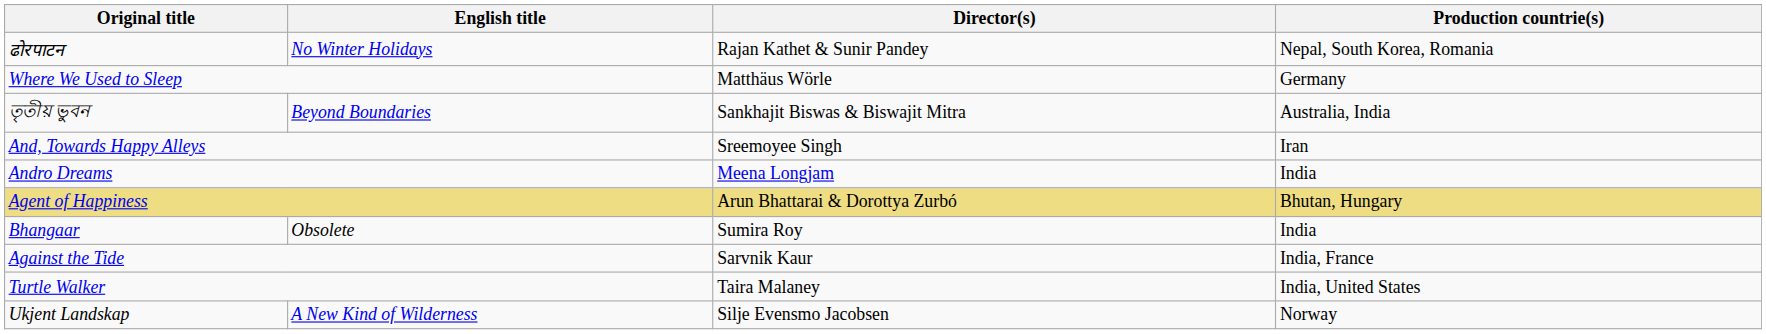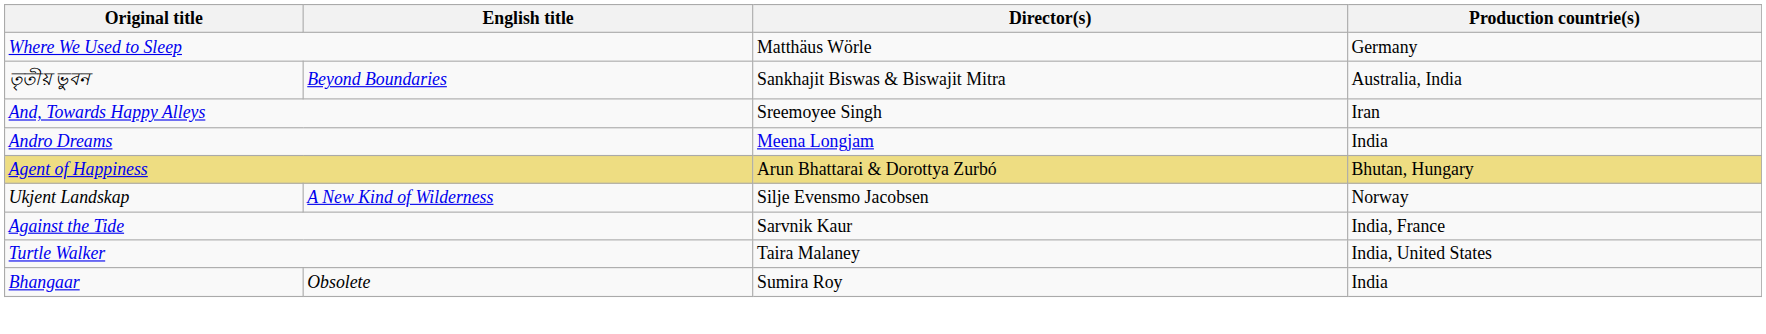- row: (36, 50)
rows swapped: (44, 230) <-> (69, 314)
